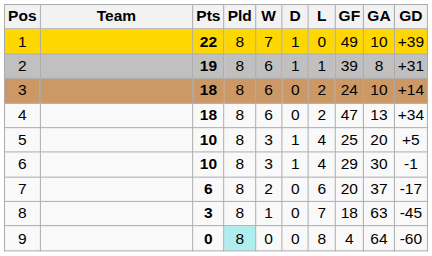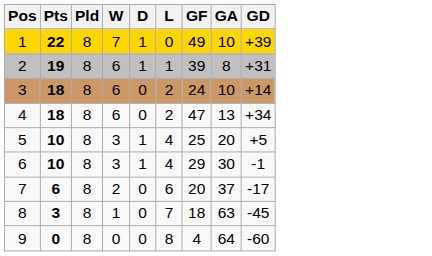- column: (116, 16)
(240, 238) paleturquoise background -> (87, 238) no background
